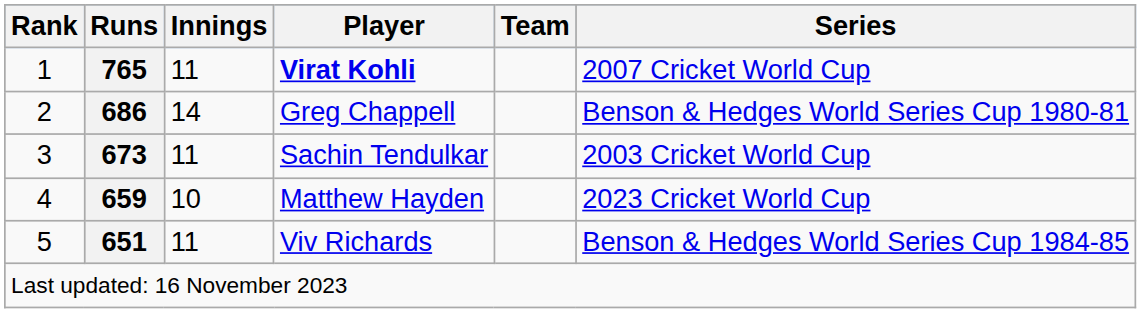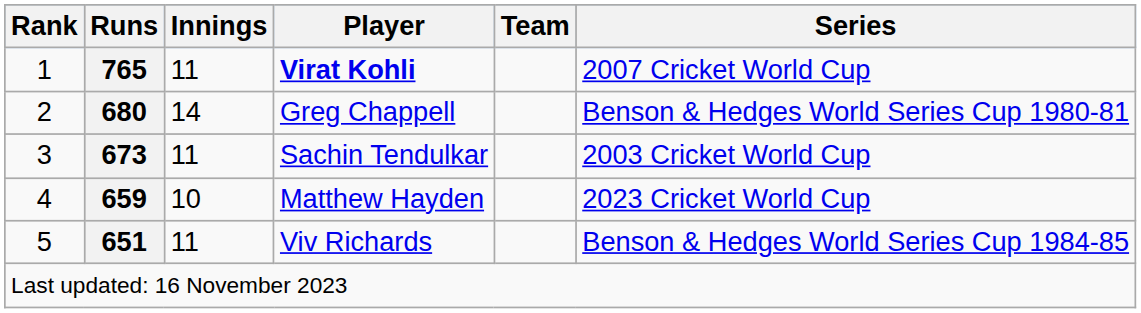(124, 112) 686 -> (124, 112) 680
